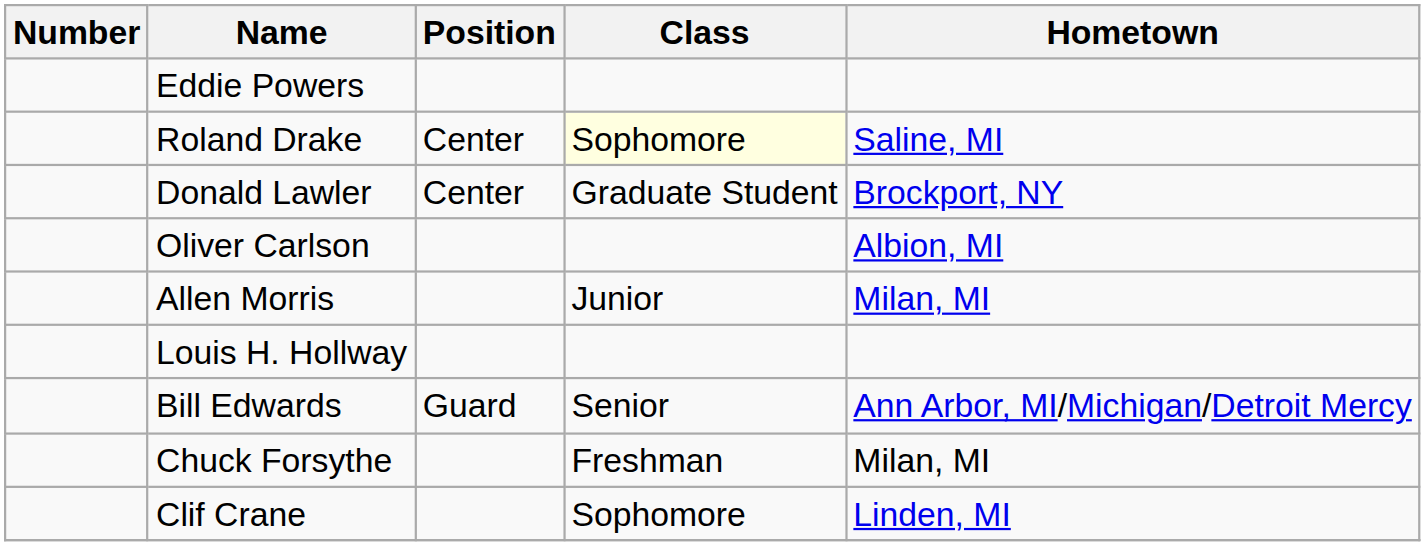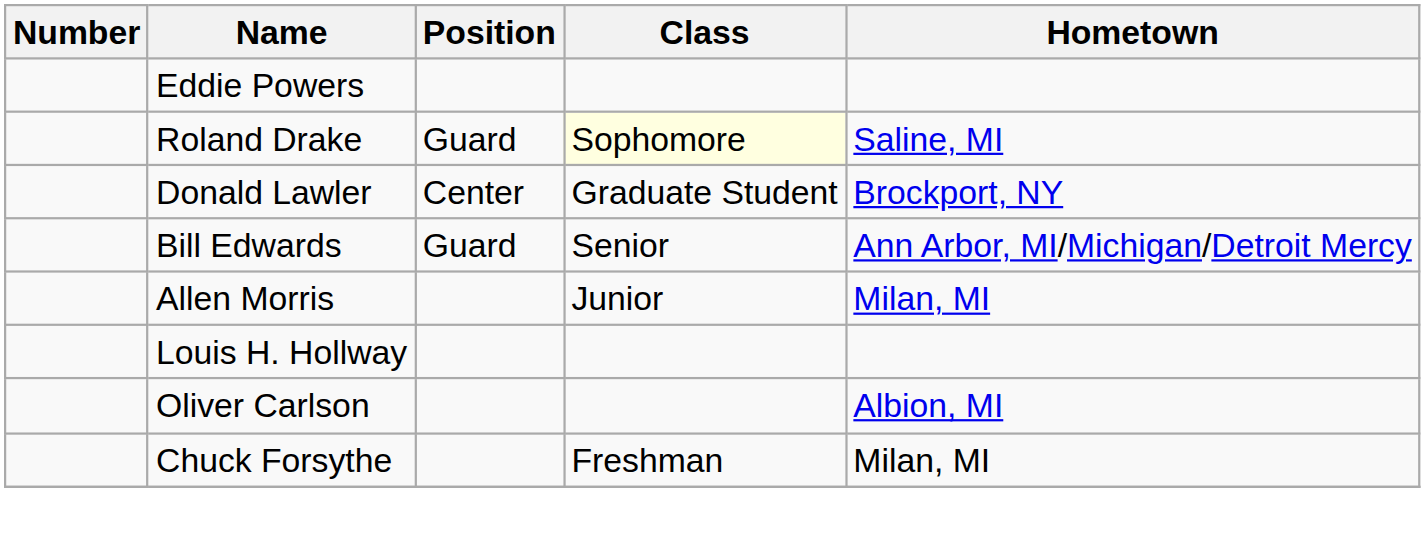(473, 139) Center -> (470, 139) Guard
rows swapped: (249, 406) <-> (263, 246)
- row: (231, 513)
